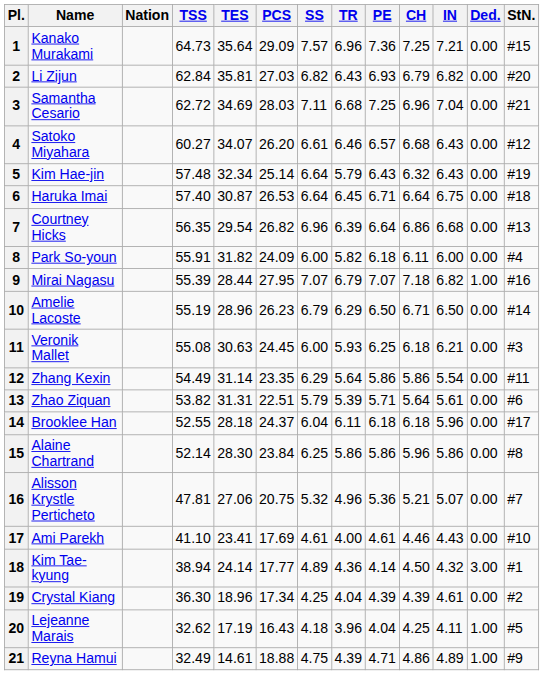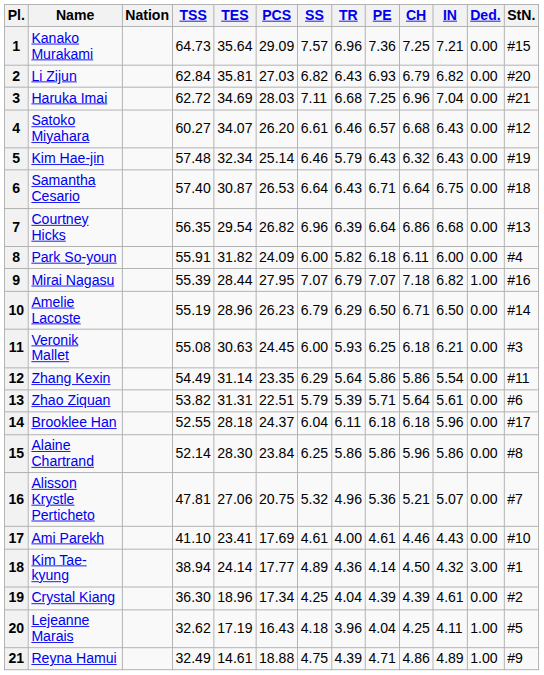(63, 106) Samantha Cesario -> (69, 98) Haruka Imai
(314, 174) 6.64 -> (314, 158) 6.46
(69, 197) Haruka Imai -> (63, 189) Samantha Cesario
(348, 197) 6.45 -> (348, 189) 6.43
